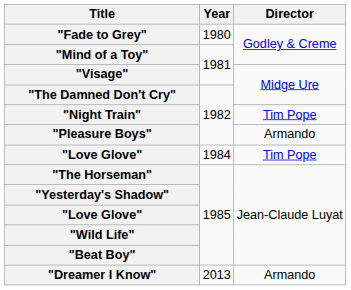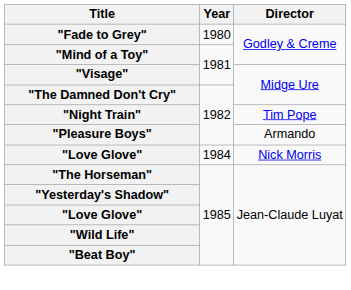(290, 154) Tim Pope -> (290, 154) Nick Morris
- row: (102, 275)
